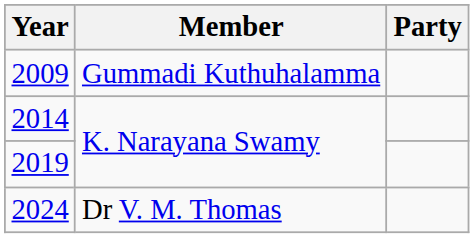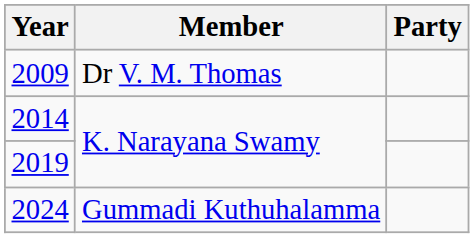(231, 72) Gummadi Kuthuhalamma -> (182, 72) Dr V. M. Thomas
(182, 208) Dr V. M. Thomas -> (231, 208) Gummadi Kuthuhalamma
